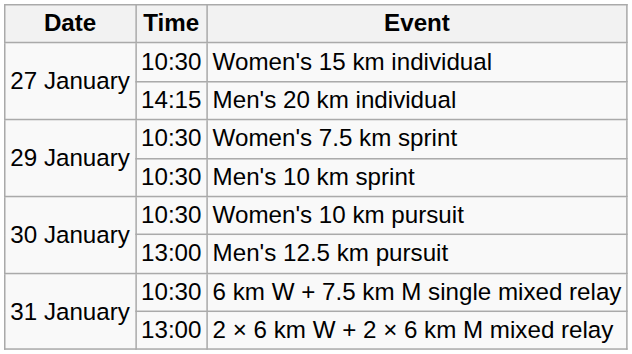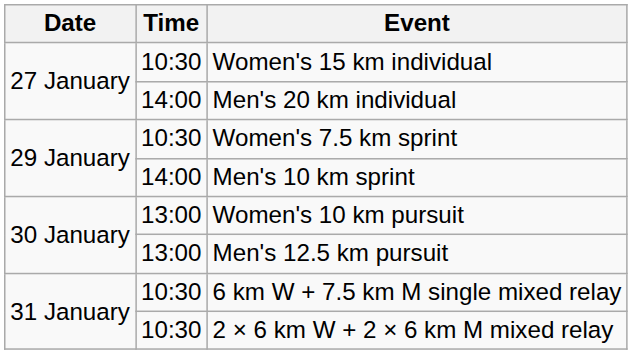(171, 100) 14:15 -> (171, 100) 14:00
(171, 176) 10:30 -> (171, 176) 14:00
(171, 215) 10:30 -> (171, 215) 13:00
(171, 330) 13:00 -> (171, 330) 10:30
